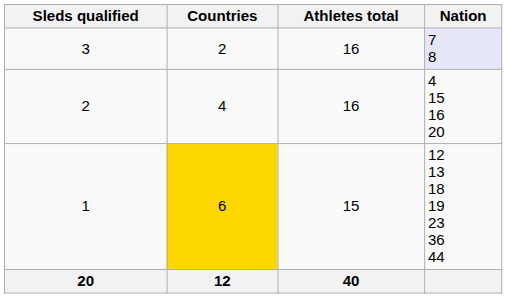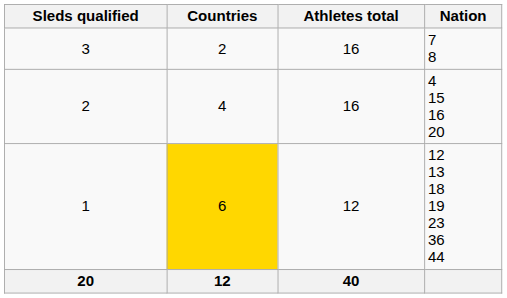(432, 48) lavender background -> (432, 48) no background
(351, 206) 15 -> (351, 206) 12
